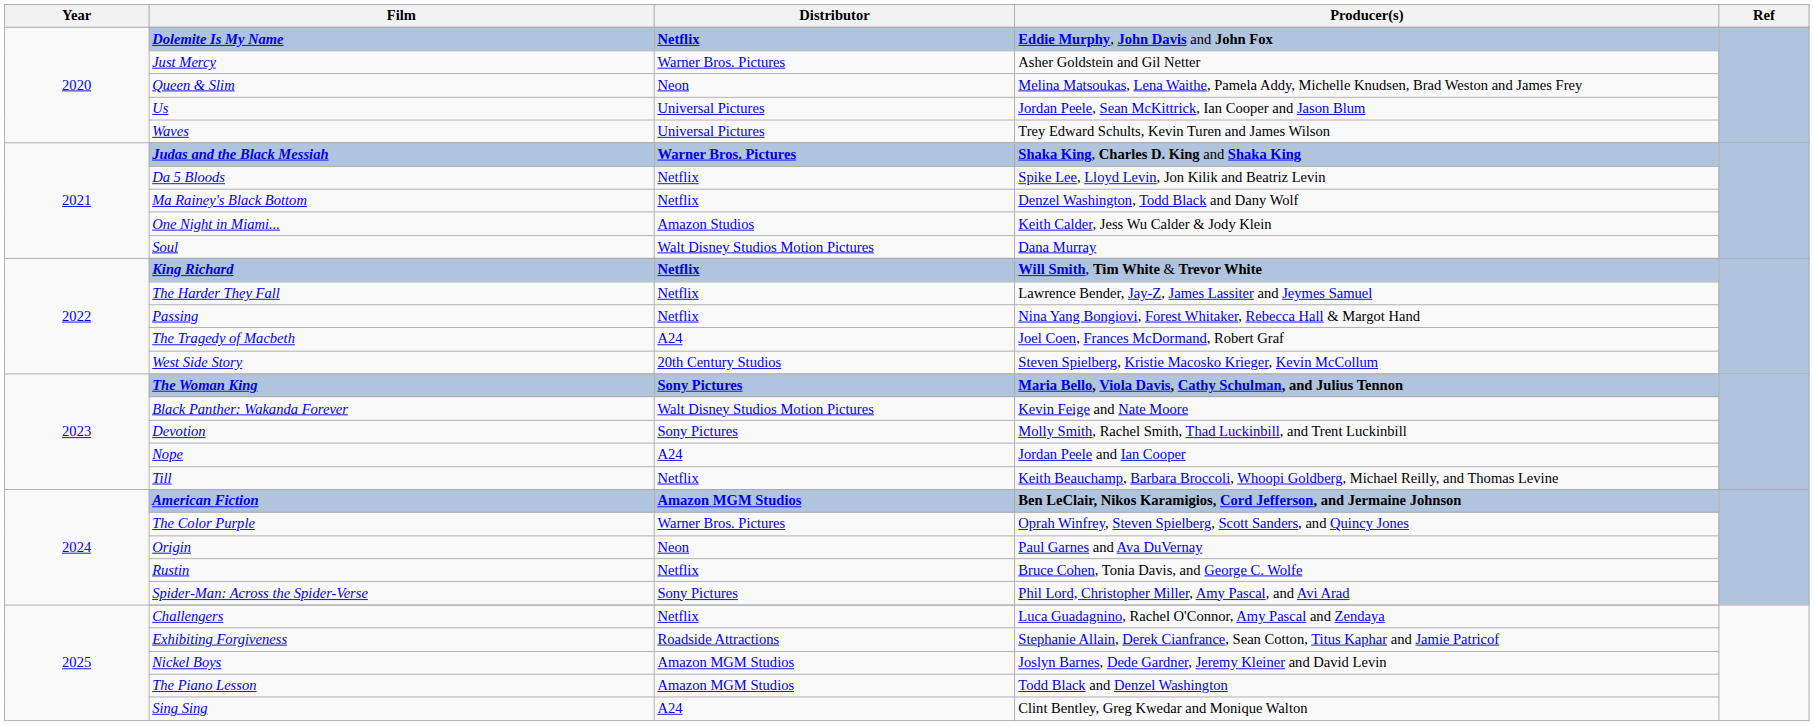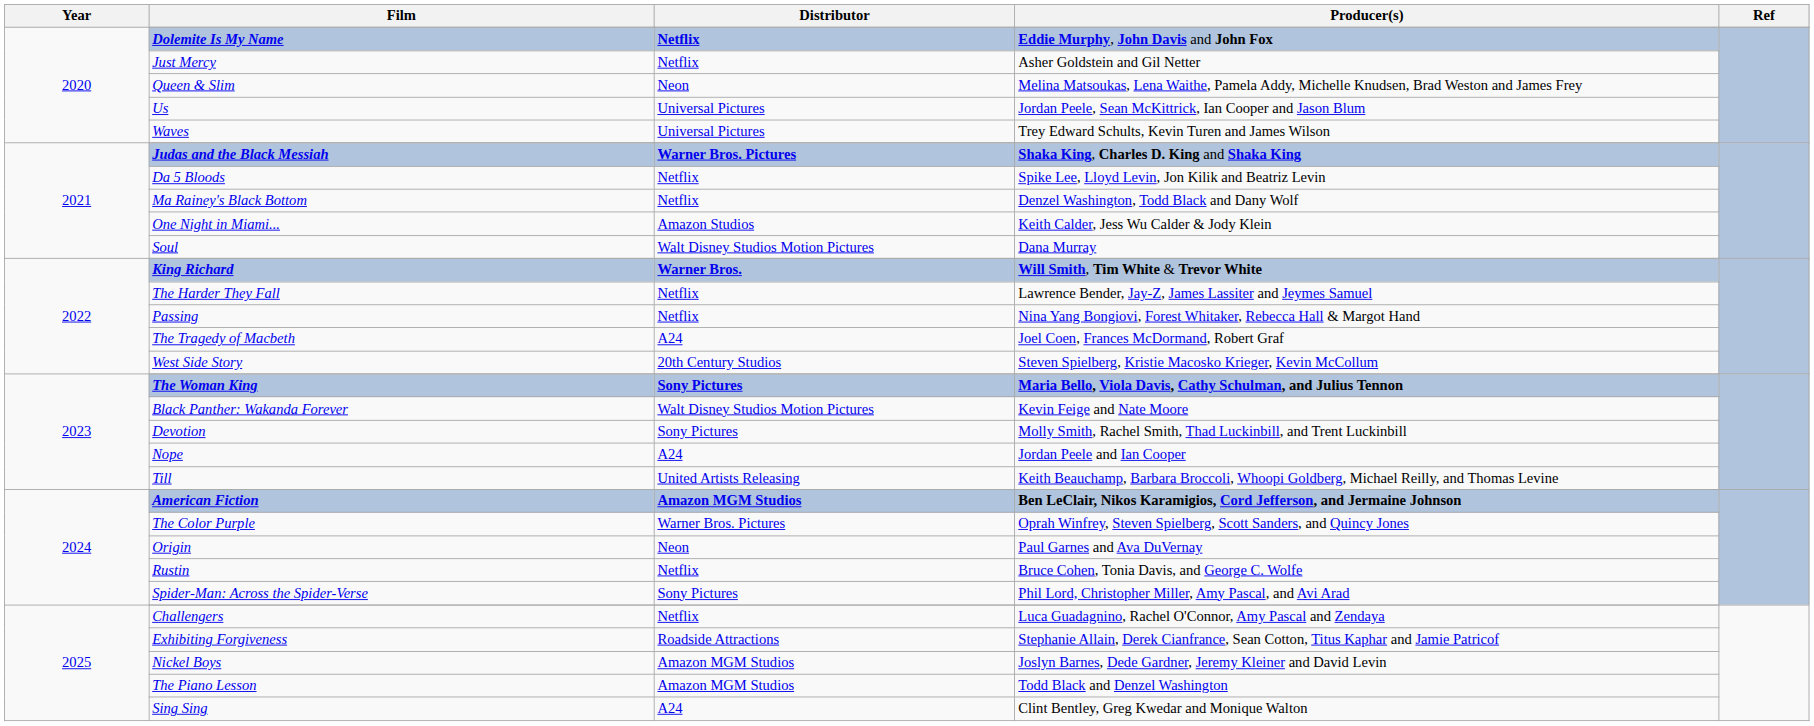(721, 62) Warner Bros. Pictures -> (678, 62) Netflix
(678, 270) Netflix -> (700, 270) Warner Bros.
(678, 477) Netflix -> (729, 477) United Artists Releasing
